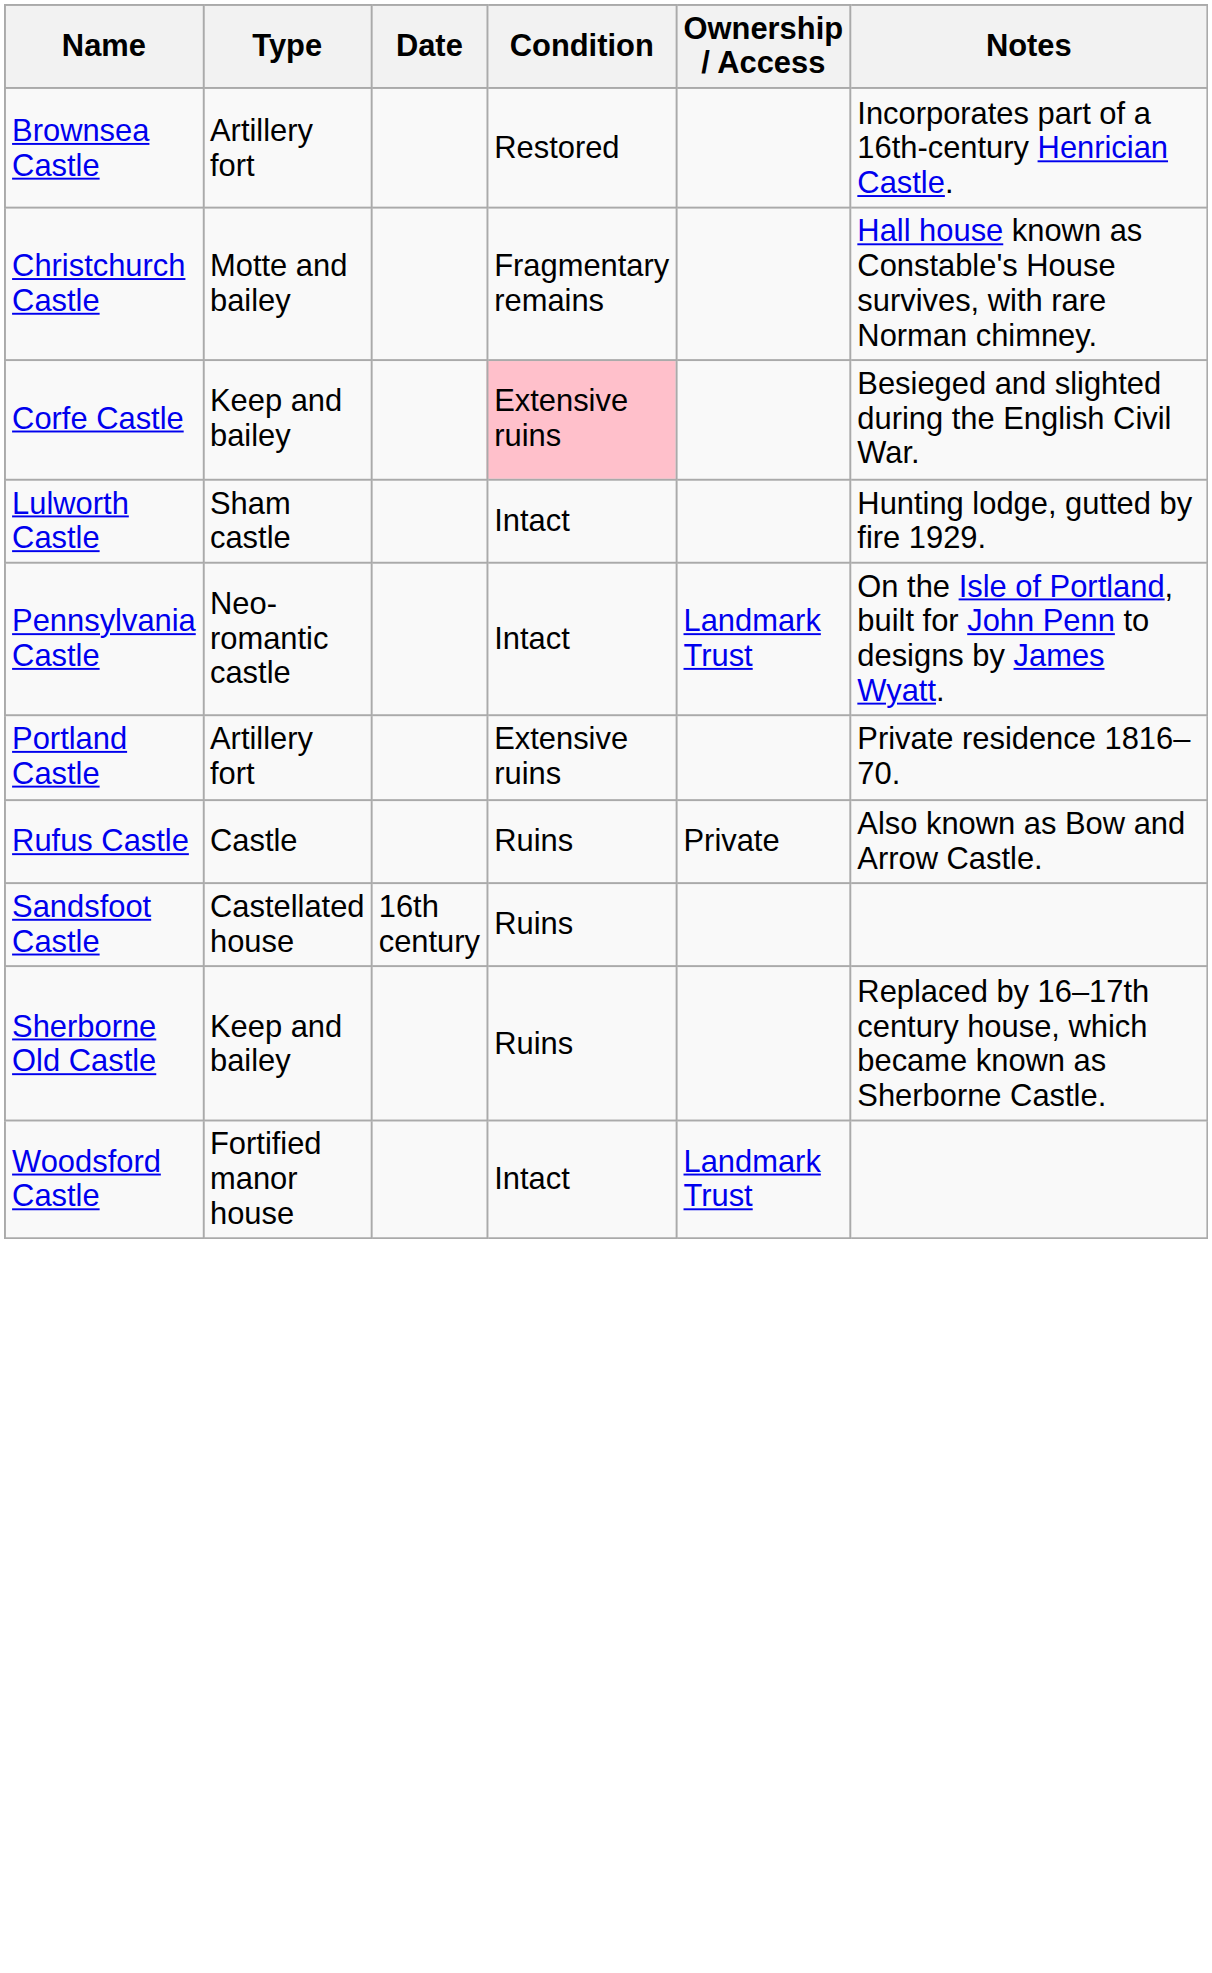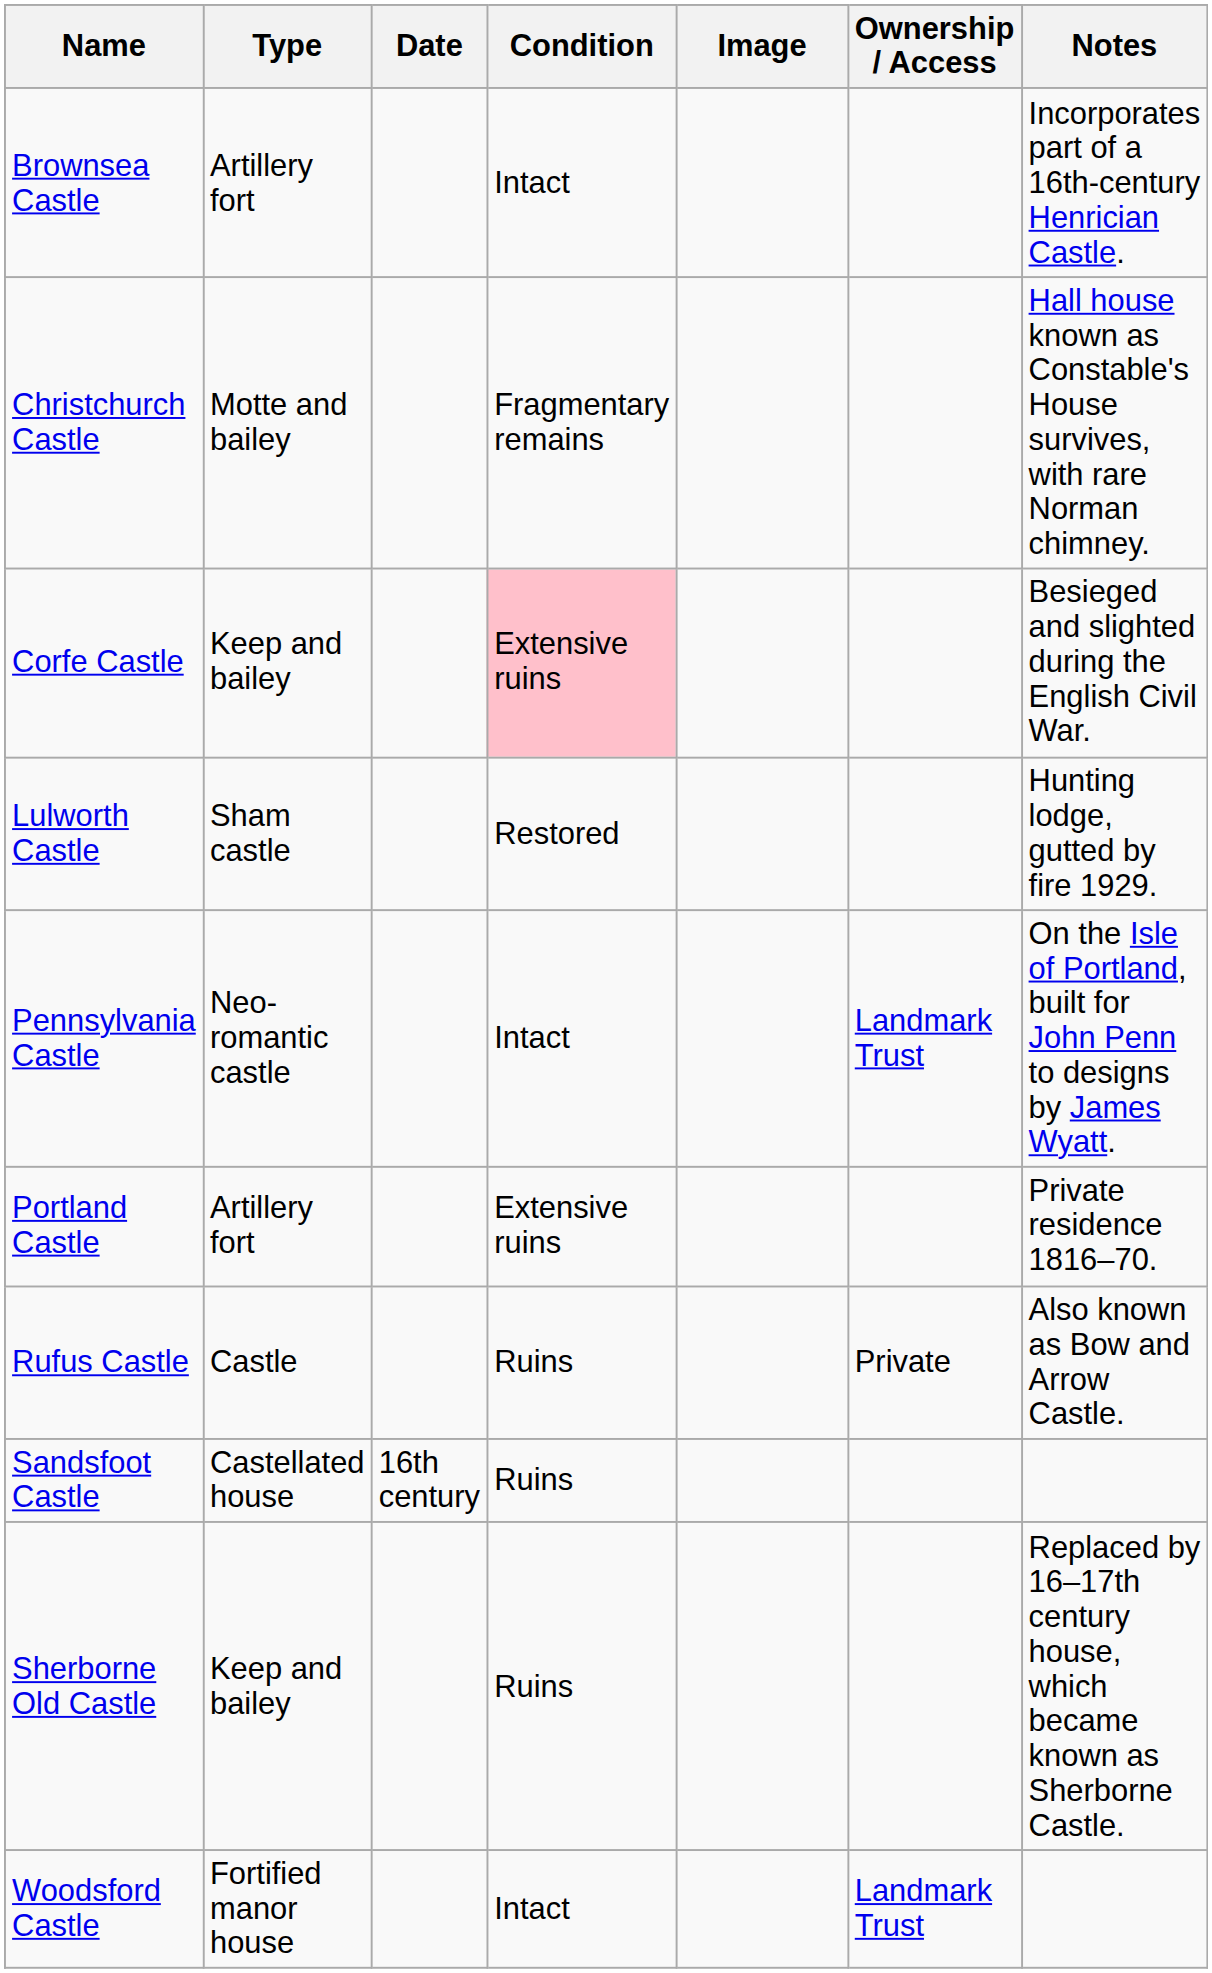+ column: (762, 46)
(557, 147) Restored -> (532, 182) Intact
(532, 520) Intact -> (557, 832) Restored
